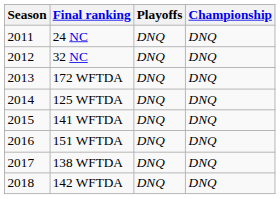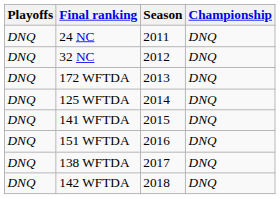columns swapped: (27, 15) <-> (160, 15)
